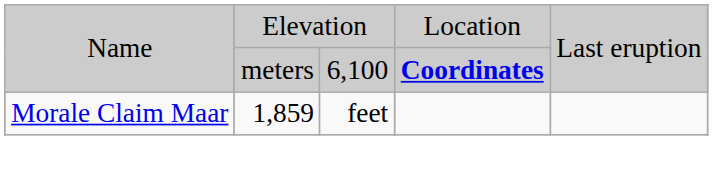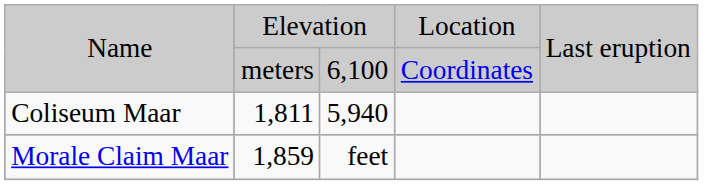(472, 69) bold -> (467, 69) normal
+ row: (96, 112)
